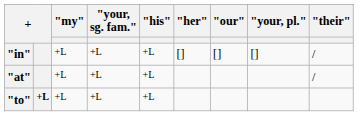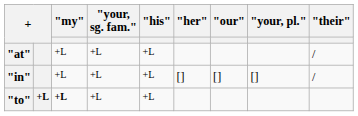rows swapped: (19, 54) <-> (19, 76)
(61, 97) normal -> (61, 99) bold
